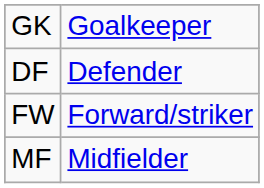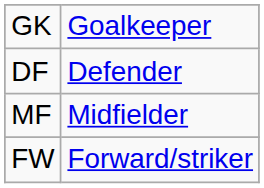rows swapped: (31, 159) <-> (33, 114)
